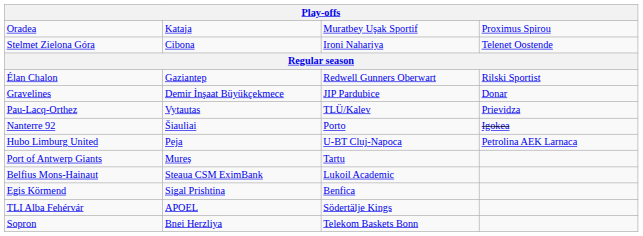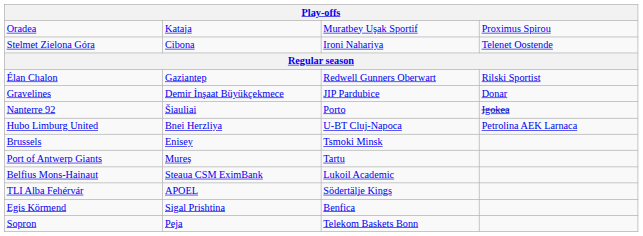- row: (42, 110)
(174, 142) Peja -> (194, 126) Bnei Herzliya
+ row: (24, 142)
rows swapped: (45, 207) <-> (36, 191)
(194, 223) Bnei Herzliya -> (174, 223) Peja
